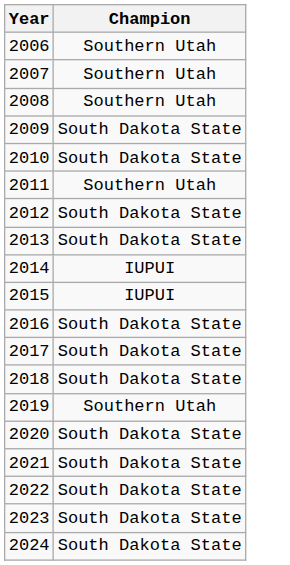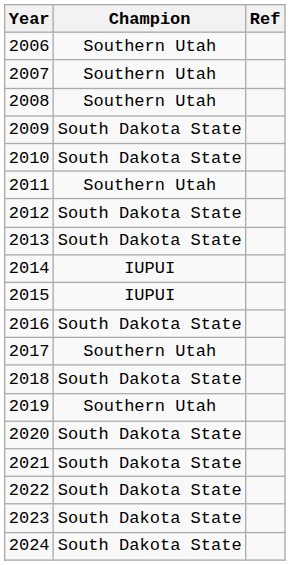+ column: (265, 19)
(150, 352) South Dakota State -> (150, 352) Southern Utah
